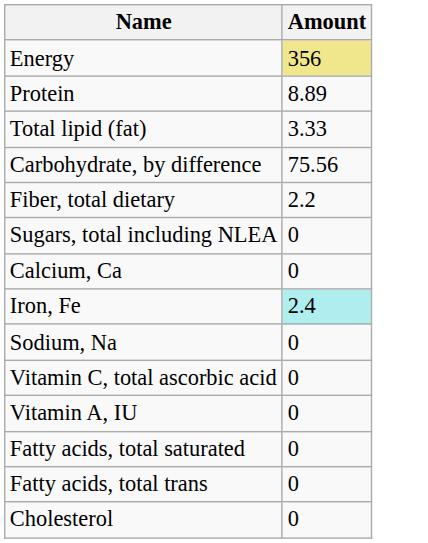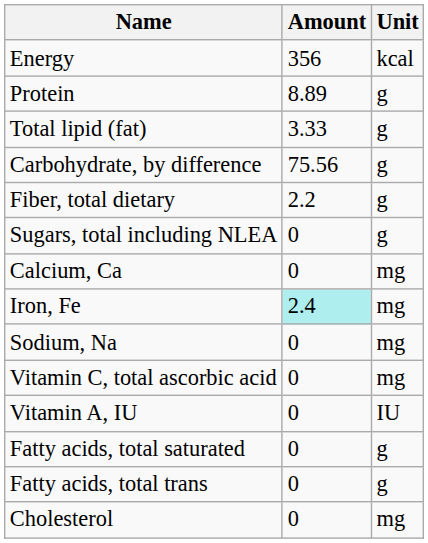+ column: (398, 22)
(305, 57) khaki background -> (305, 57) no background
